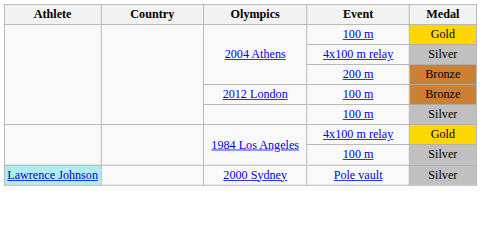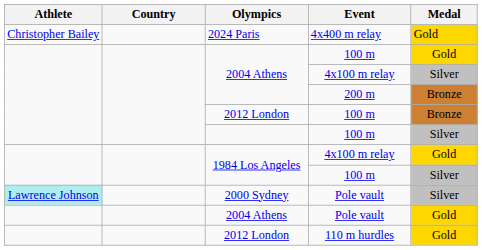+ row: (234, 34)
+ row: (257, 215)
+ row: (257, 235)
